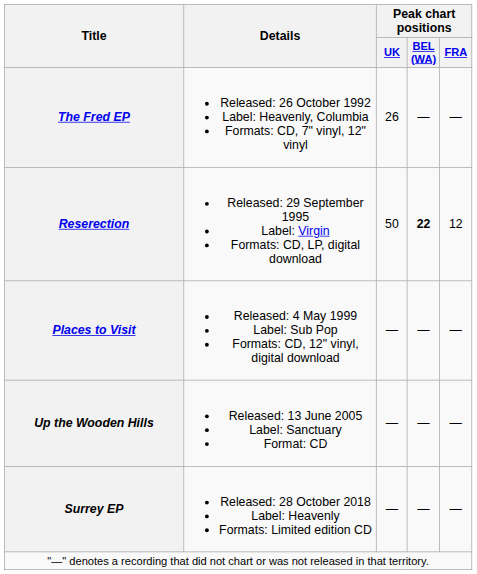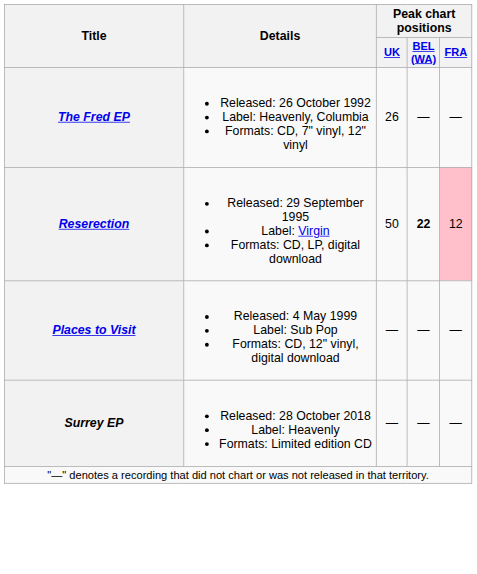(456, 224) no background -> (456, 224) pink background
- row: (94, 423)
